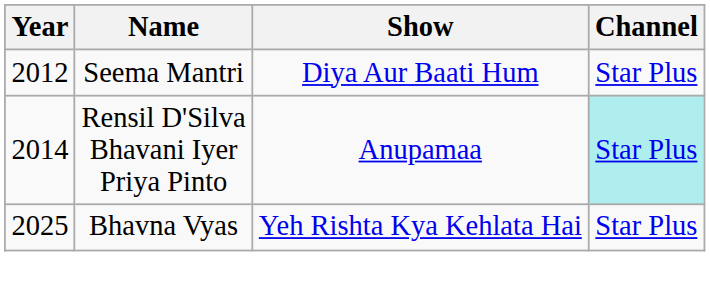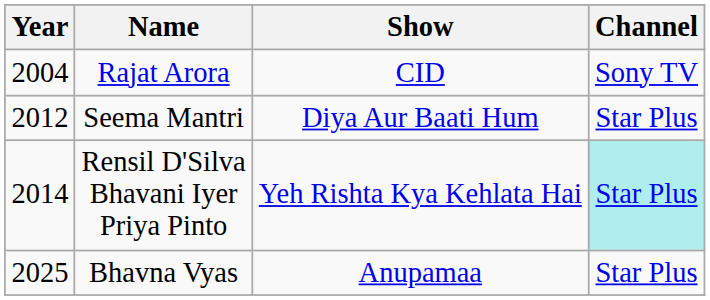+ row: (164, 72)
(420, 149) Anupamaa -> (420, 194) Yeh Rishta Kya Kehlata Hai
(420, 226) Yeh Rishta Kya Kehlata Hai -> (420, 271) Anupamaa
